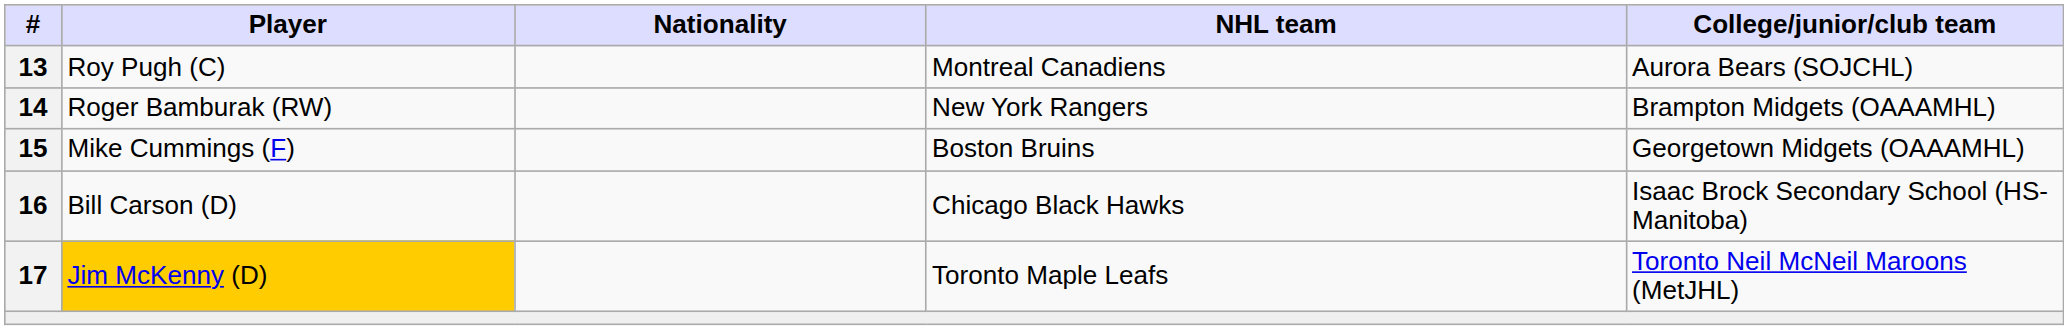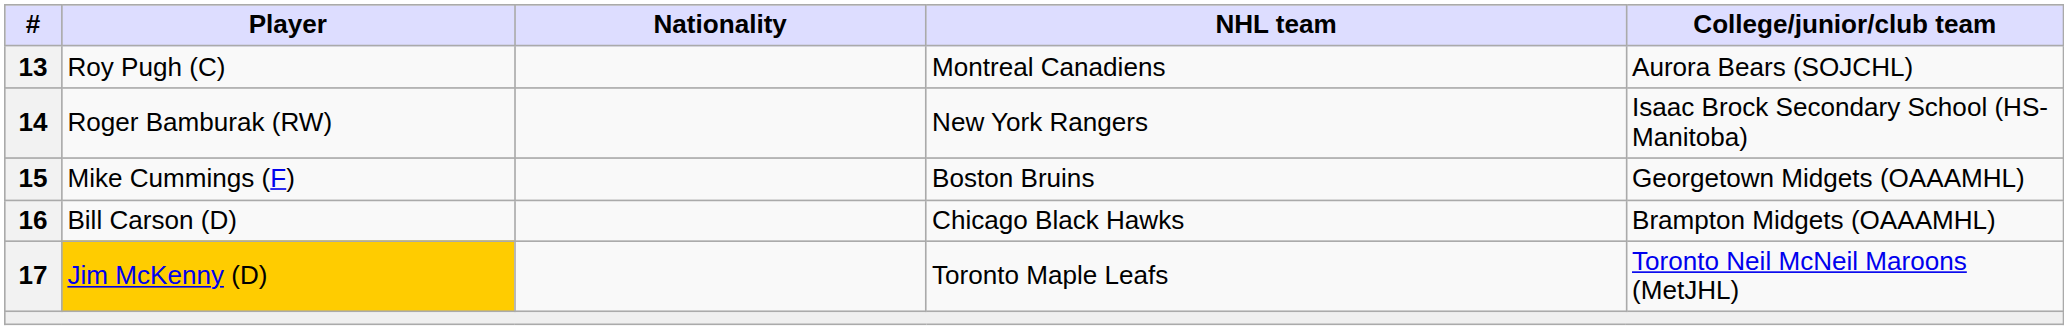(1814, 107) Brampton Midgets (OAAAMHL) -> (1840, 122) Isaac Brock Secondary School (HS-Manitoba)
(1840, 205) Isaac Brock Secondary School (HS-Manitoba) -> (1814, 219) Brampton Midgets (OAAAMHL)
